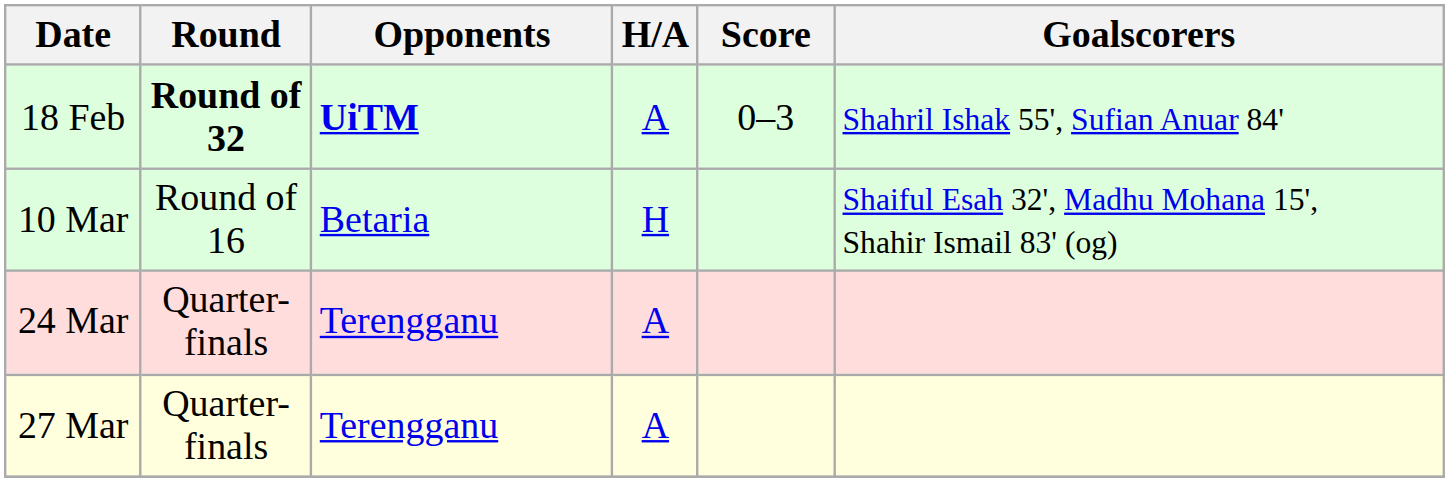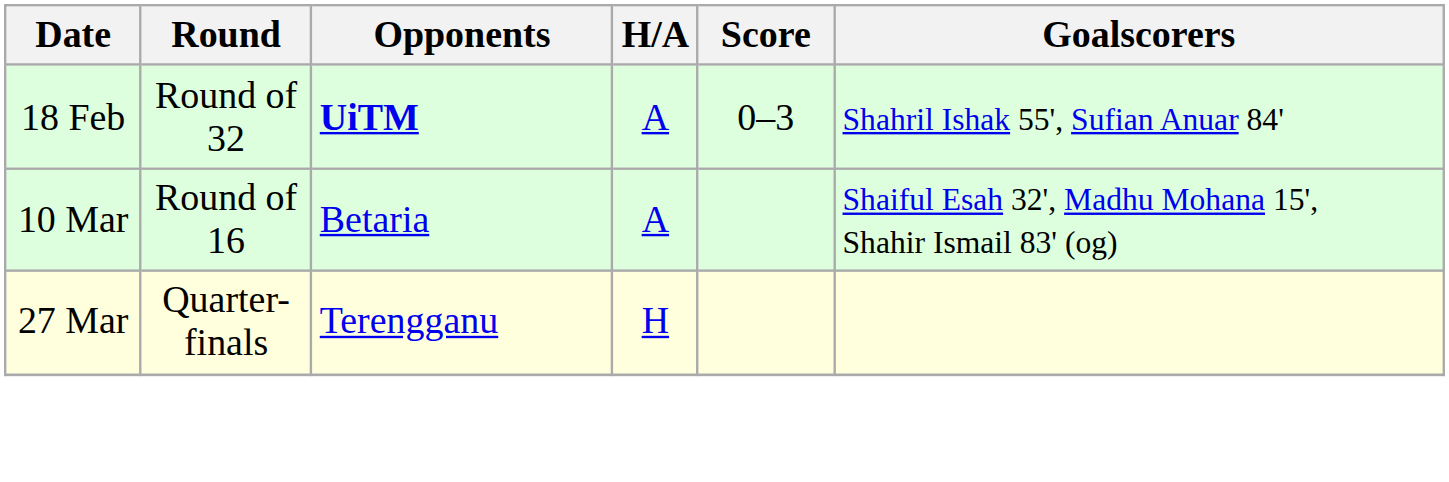(226, 116) bold -> (226, 116) normal
(655, 218) H -> (655, 218) A
- row: (73, 321)
(655, 424) A -> (655, 321) H
